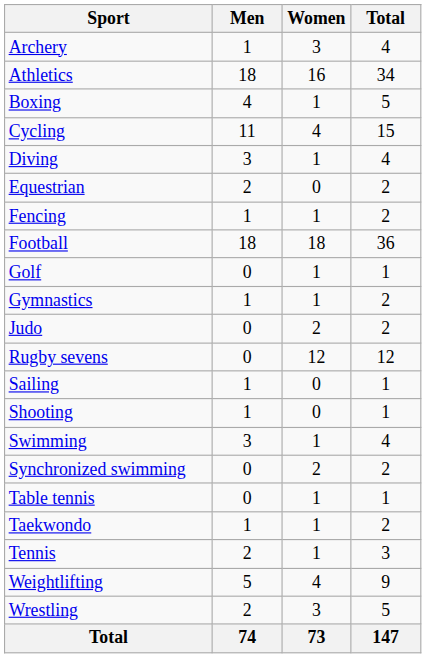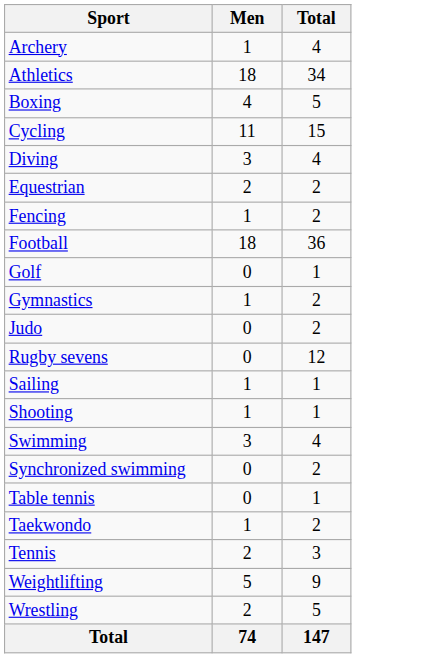- column: (316, 18)
